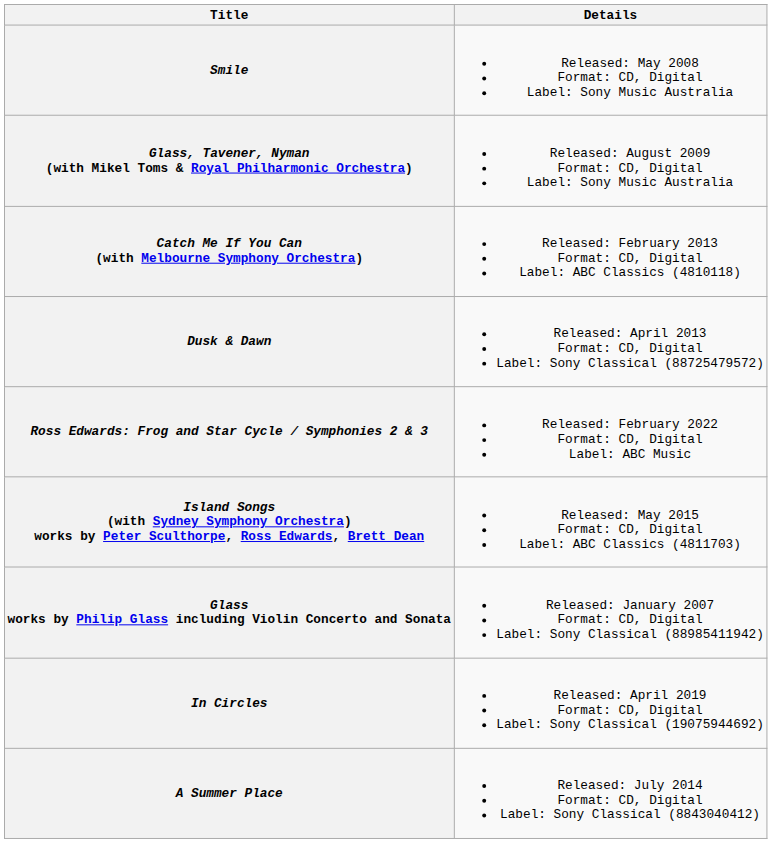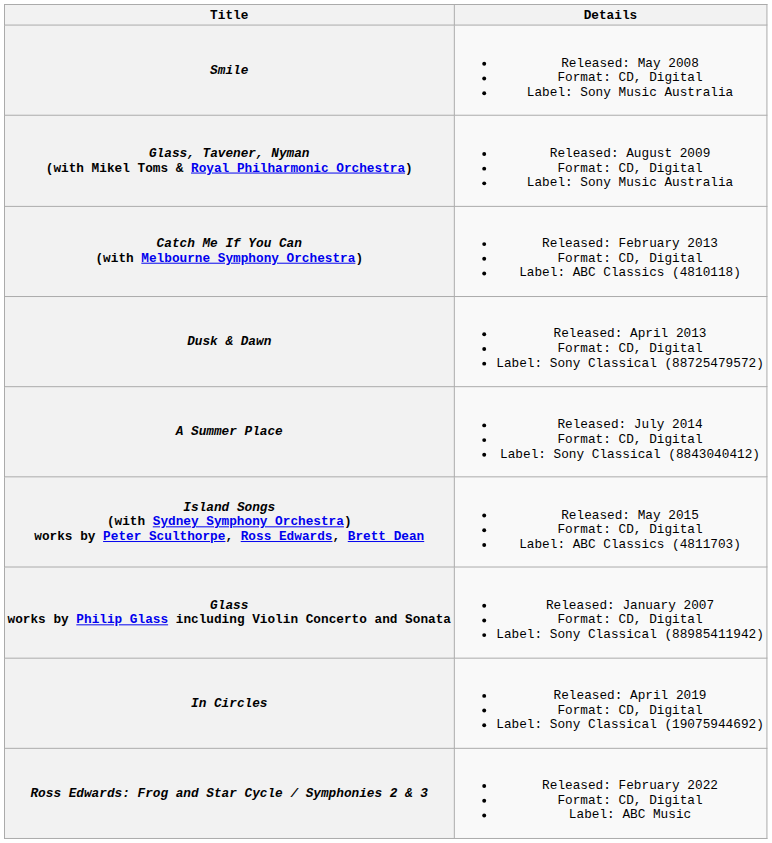rows swapped: (229, 793) <-> (229, 432)
